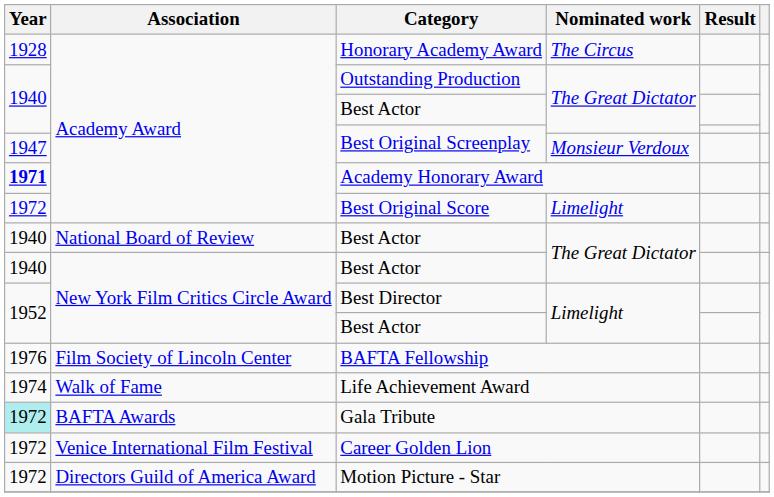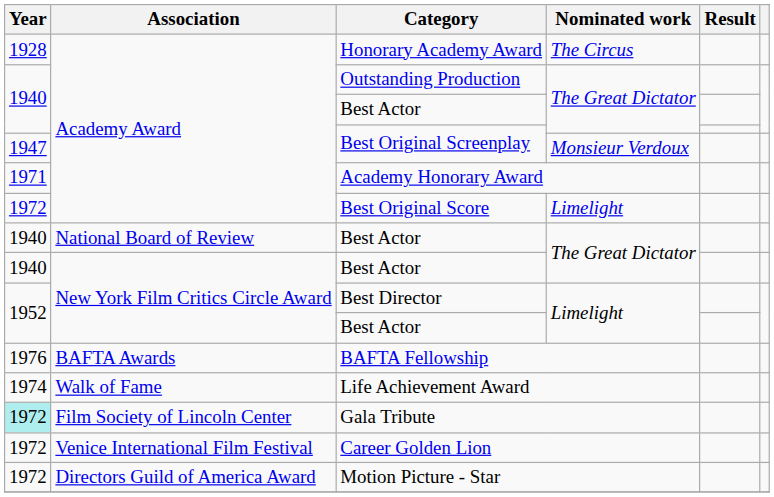(28, 177) bold -> (28, 177) normal
(173, 357) Film Society of Lincoln Center -> (115, 357) BAFTA Awards
(115, 417) BAFTA Awards -> (173, 417) Film Society of Lincoln Center
